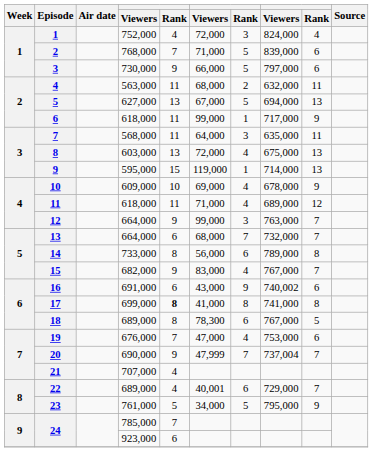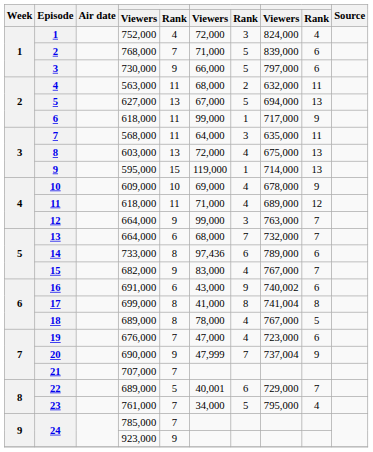(210, 254) 56,000 -> (210, 254) 97,436
(317, 254) 8 -> (317, 254) 6
(174, 304) bold -> (174, 304) normal
(281, 304) 741,000 -> (281, 304) 741,004
(210, 321) 78,300 -> (210, 321) 78,000
(246, 321) 6 -> (246, 321) 4
(281, 338) 753,000 -> (281, 338) 723,000
(317, 355) 7 -> (317, 355) 9
(174, 372) 4 -> (174, 372) 7
(174, 389) 4 -> (174, 389) 5
(174, 405) 5 -> (174, 405) 7
(317, 405) 9 -> (317, 405) 4
(174, 439) 6 -> (174, 439) 9
